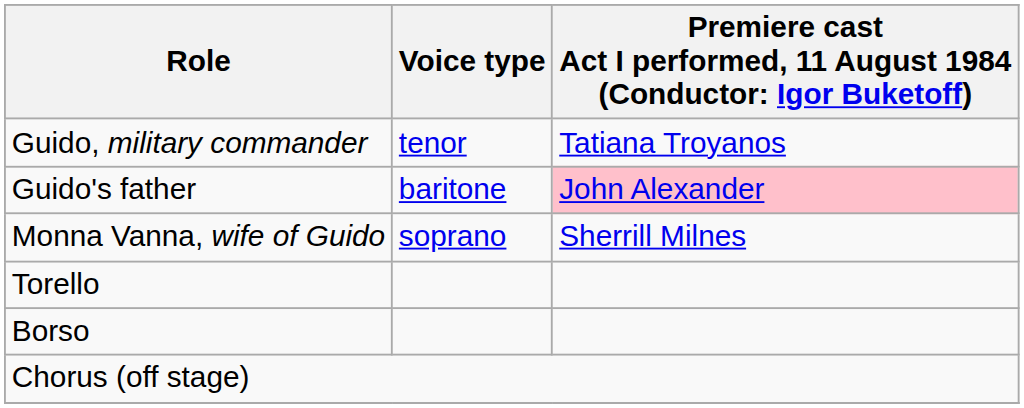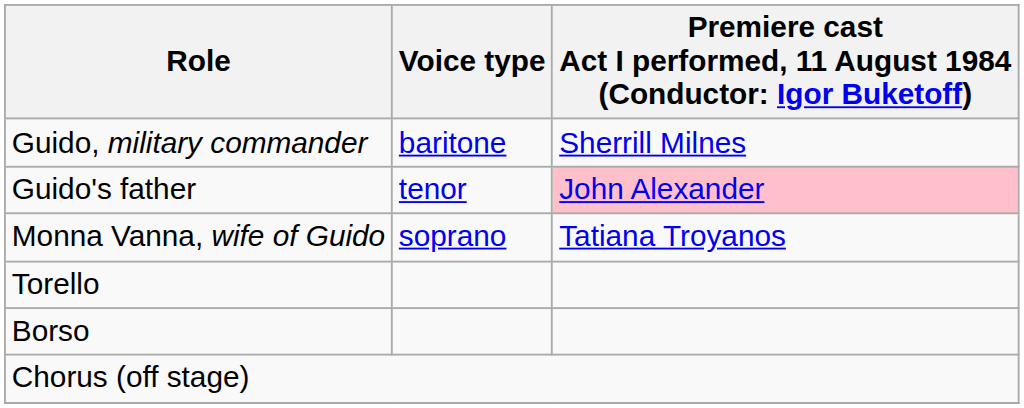(433, 142) tenor -> (453, 142) baritone
(673, 142) Tatiana Troyanos -> (653, 142) Sherrill Milnes
(453, 189) baritone -> (433, 189) tenor
(653, 236) Sherrill Milnes -> (673, 236) Tatiana Troyanos
